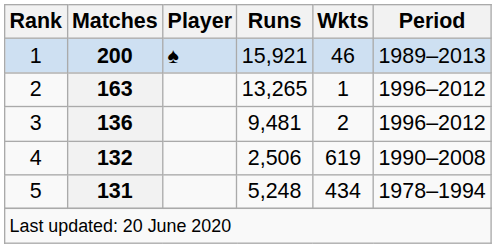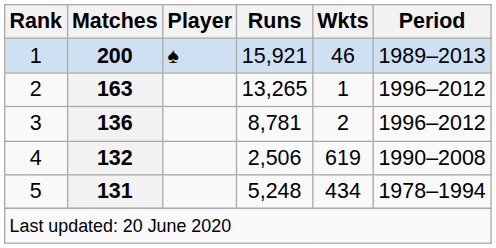(275, 123) 9,481 -> (275, 123) 8,781
